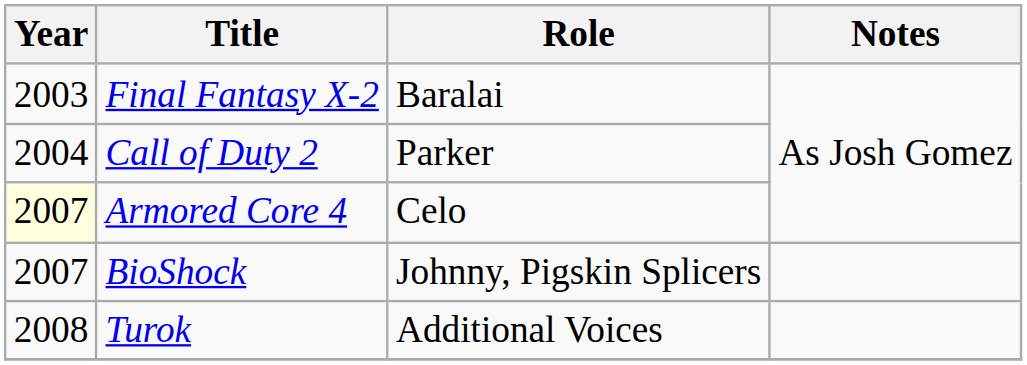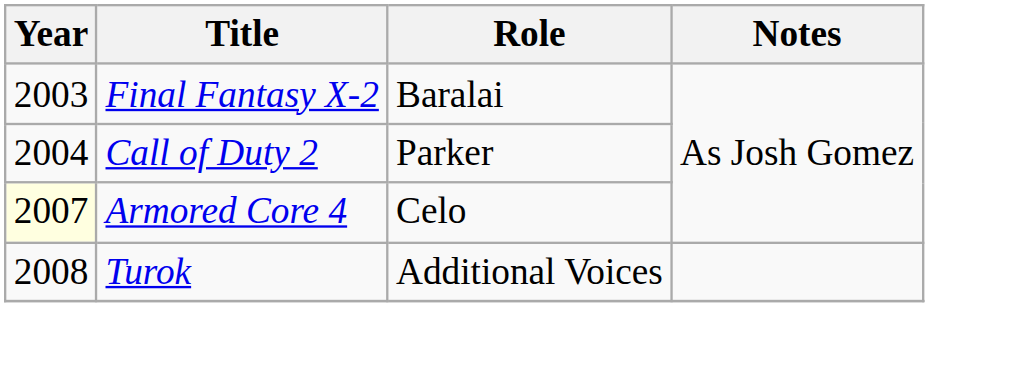- row: (176, 270)
